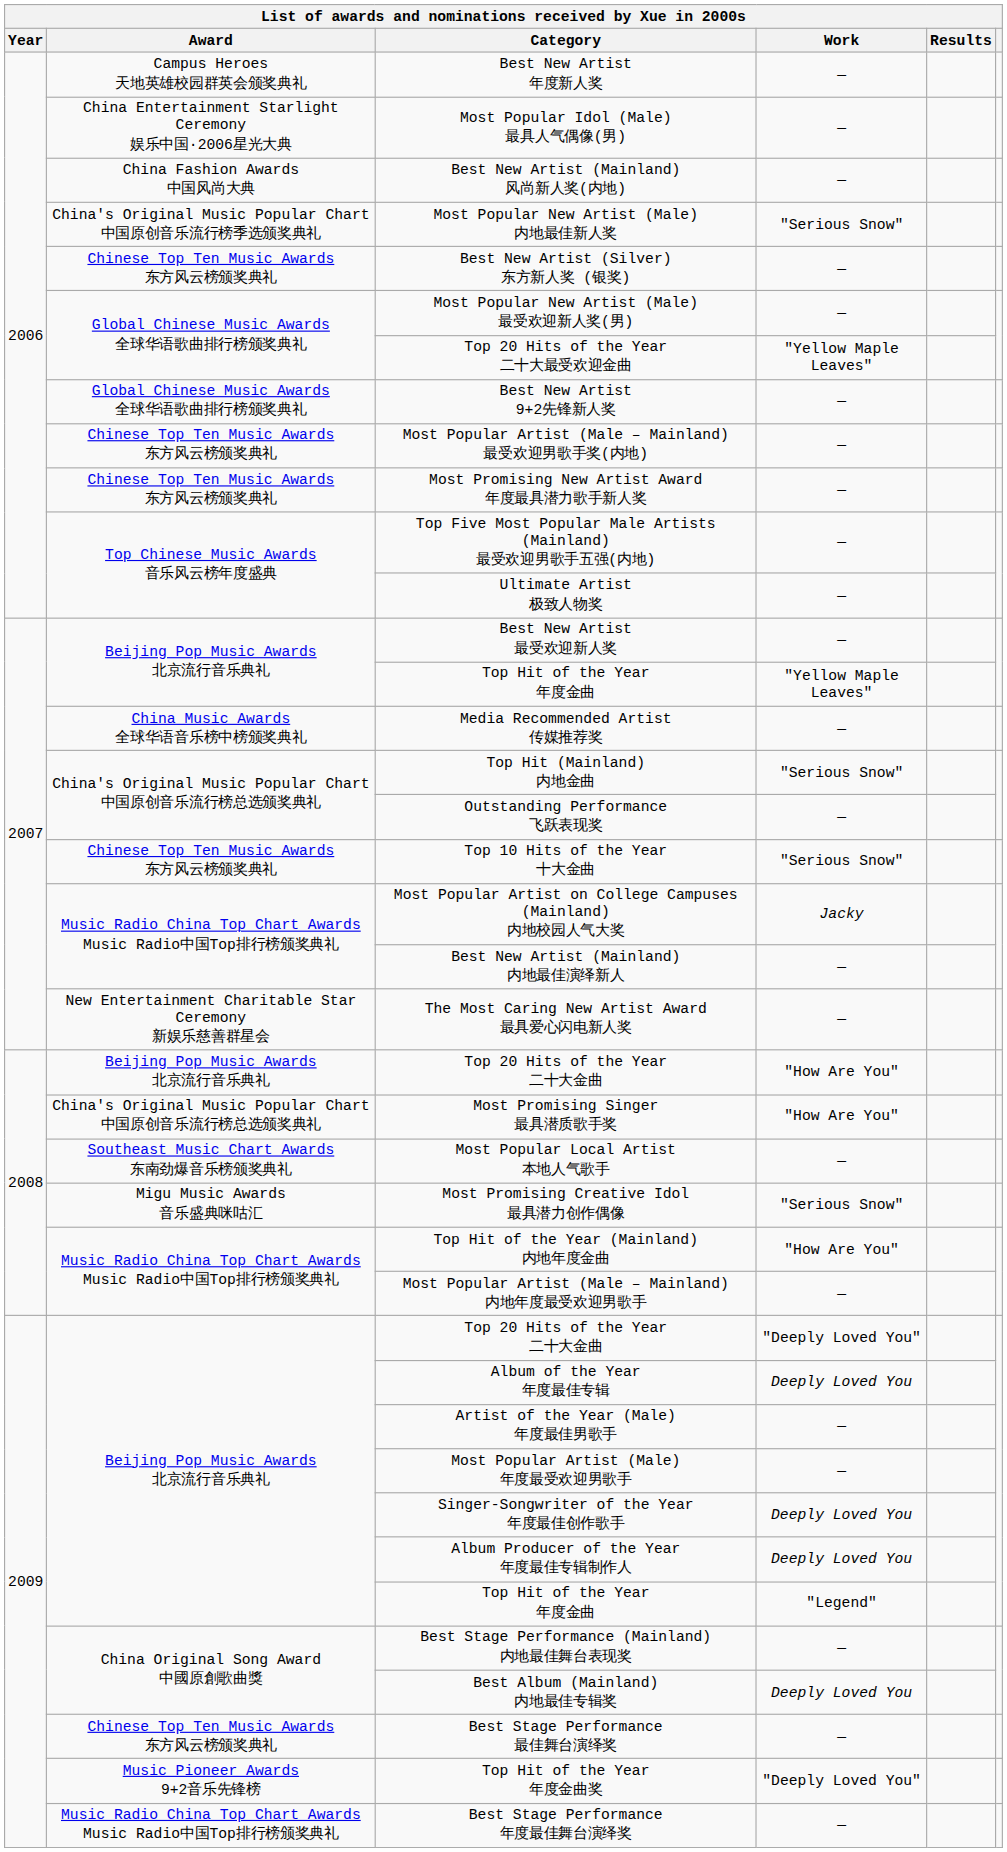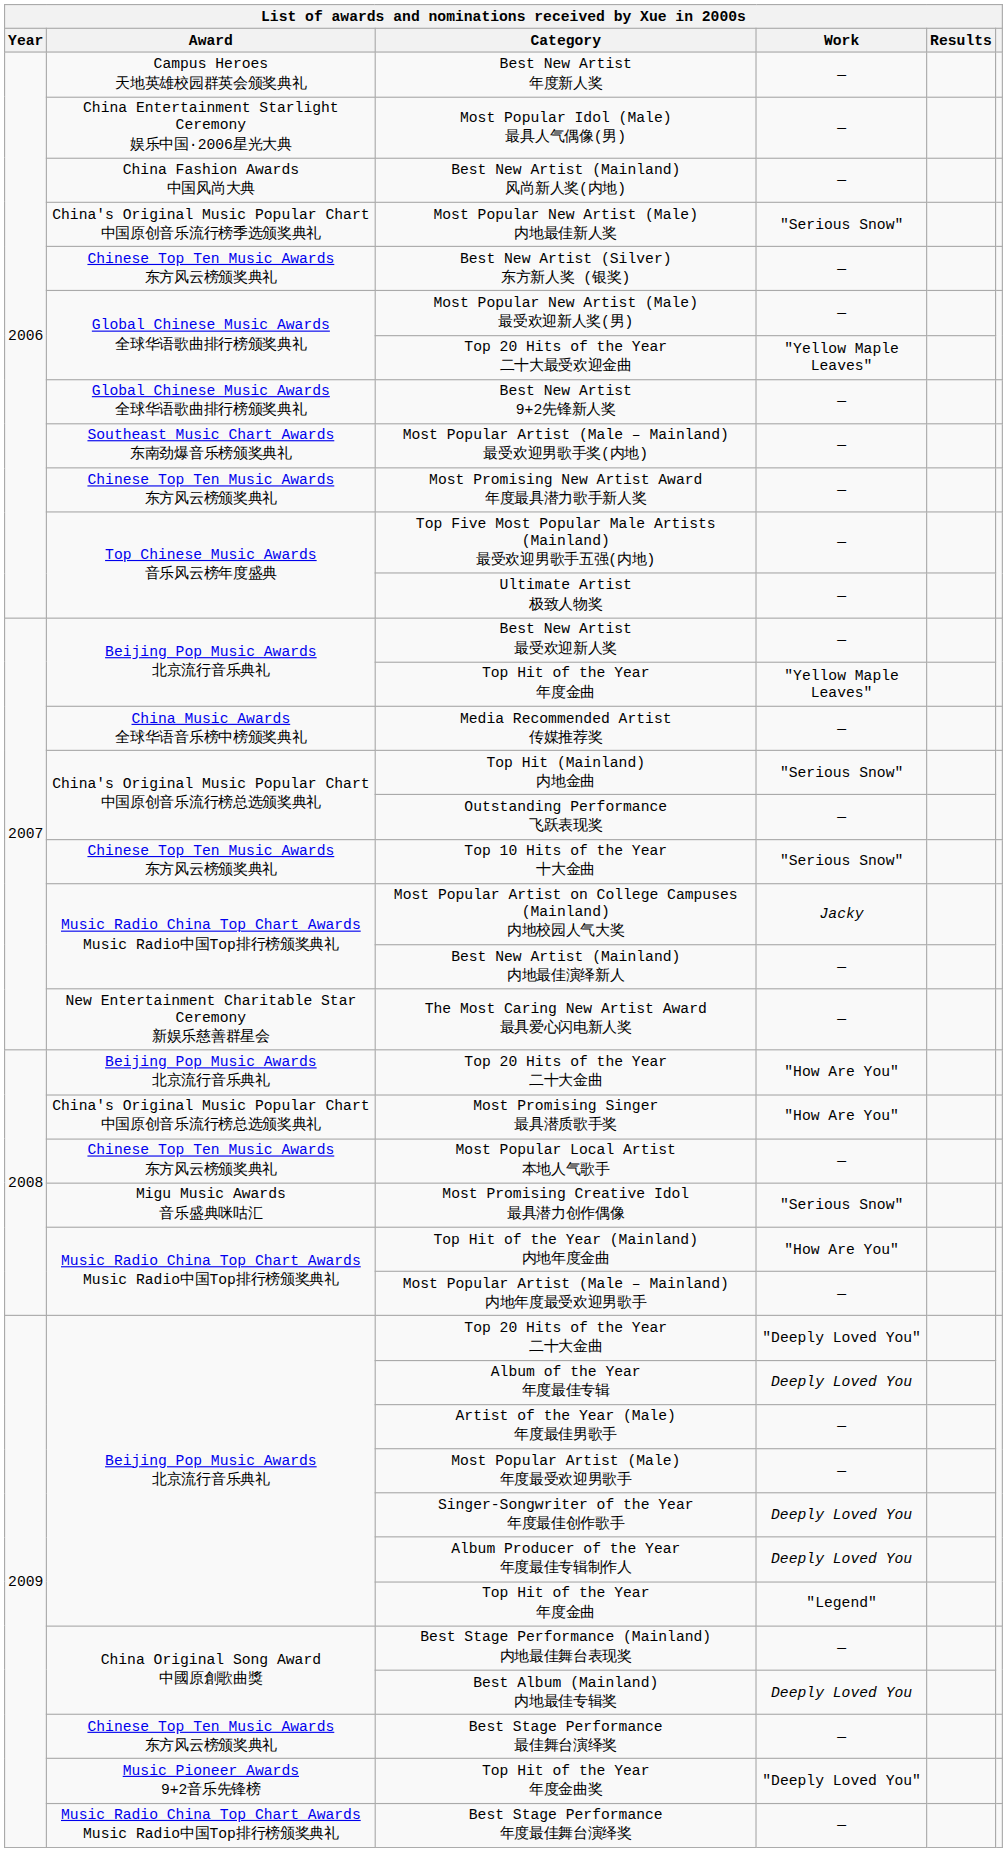(211, 445) Chinese Top Ten Music Awards 东方风云榜颁奖典礼 -> (211, 445) Southeast Music Chart Awards 东南劲爆音乐榜颁奖典礼
(211, 1160) Southeast Music Chart Awards 东南劲爆音乐榜颁奖典礼 -> (211, 1160) Chinese Top Ten Music Awards 东方风云榜颁奖典礼
